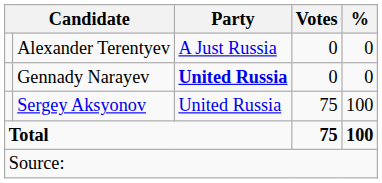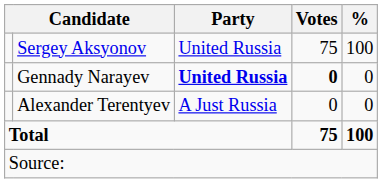rows swapped: (82, 105) <-> (94, 47)
(333, 76) normal -> (333, 76) bold
